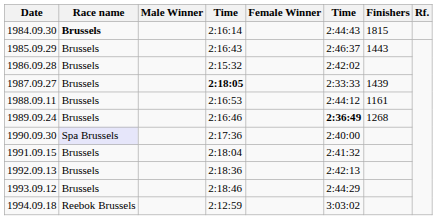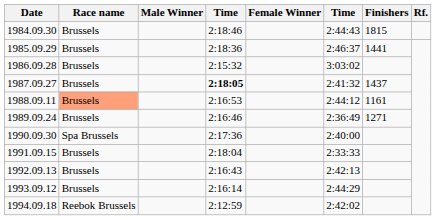(81, 30) bold -> (80, 30) normal
(225, 30) 2:16:14 -> (225, 30) 2:18:46
(225, 48) 2:16:43 -> (225, 48) 2:18:36
(377, 48) 1443 -> (376, 48) 1441
(343, 65) 2:42:02 -> (343, 65) 3:03:02
(343, 83) 2:33:33 -> (343, 83) 2:41:32
(377, 83) 1439 -> (376, 83) 1437
(80, 100) no background -> (80, 100) lightsalmon background
(344, 118) bold -> (343, 118) normal
(377, 118) 1268 -> (376, 118) 1271
(90, 135) lavender background -> (90, 135) no background
(343, 153) 2:41:32 -> (343, 153) 2:33:33
(225, 170) 2:18:36 -> (225, 170) 2:16:43
(225, 188) 2:18:46 -> (225, 188) 2:16:14
(343, 205) 3:03:02 -> (343, 205) 2:42:02
